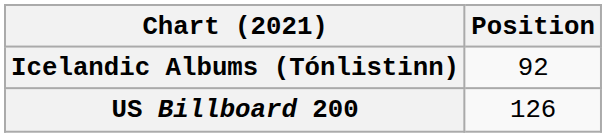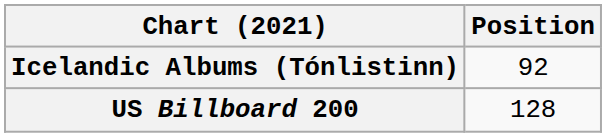(533, 110) 126 -> (533, 110) 128
